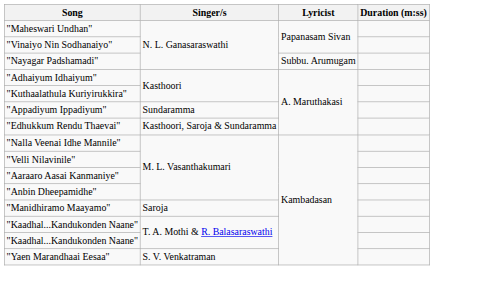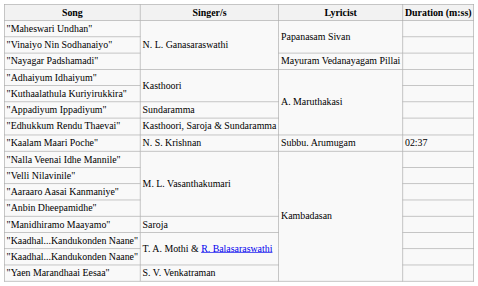(318, 61) Subbu. Arumugam -> (341, 61) Mayuram Vedanayagam Pillai
+ row: (52, 143)
